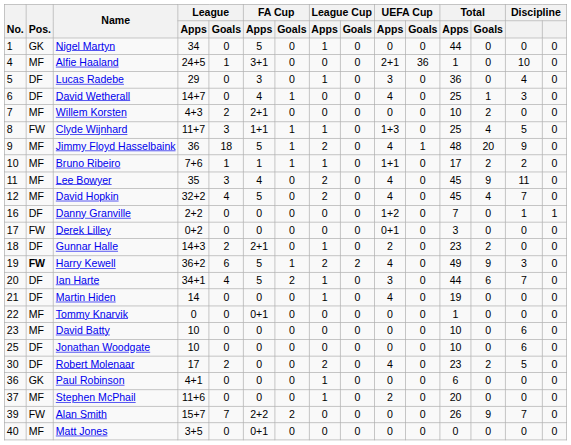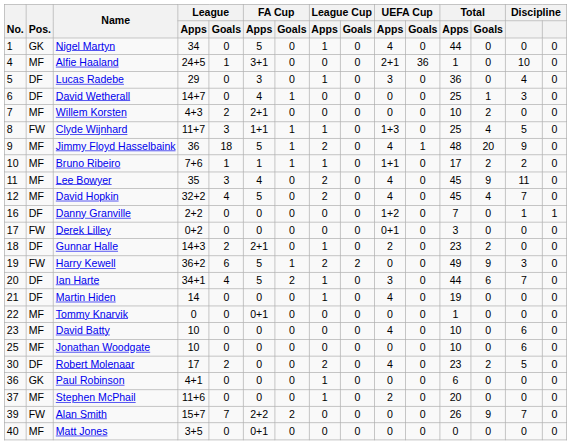(390, 46) 0 -> (390, 46) 4
(390, 96) 4 -> (390, 96) 0
(37, 264) bold -> (37, 264) normal
(390, 264) 4 -> (390, 264) 0
(390, 331) 0 -> (390, 331) 4
(36, 347) DF -> (36, 347) MF
